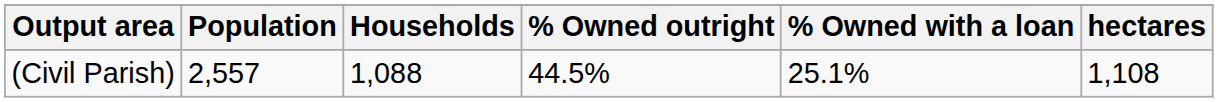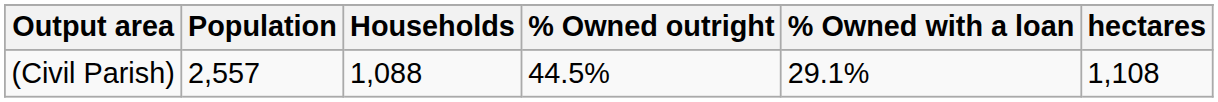(829, 73) 25.1% -> (829, 73) 29.1%
